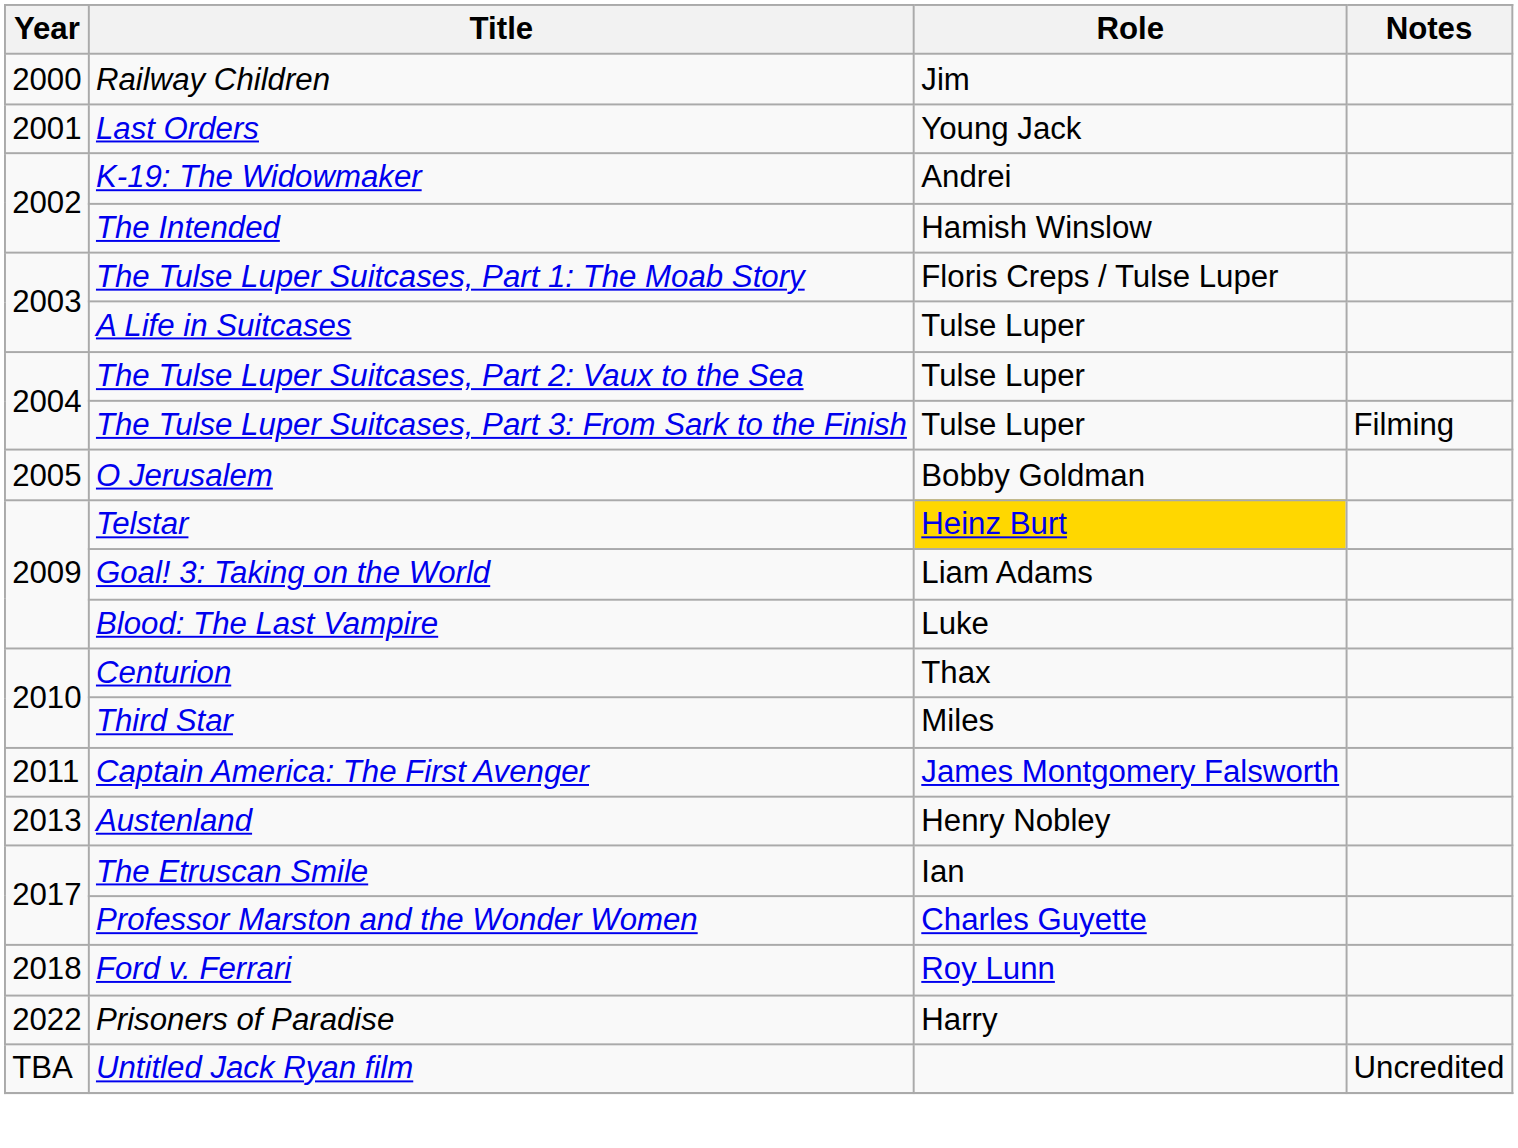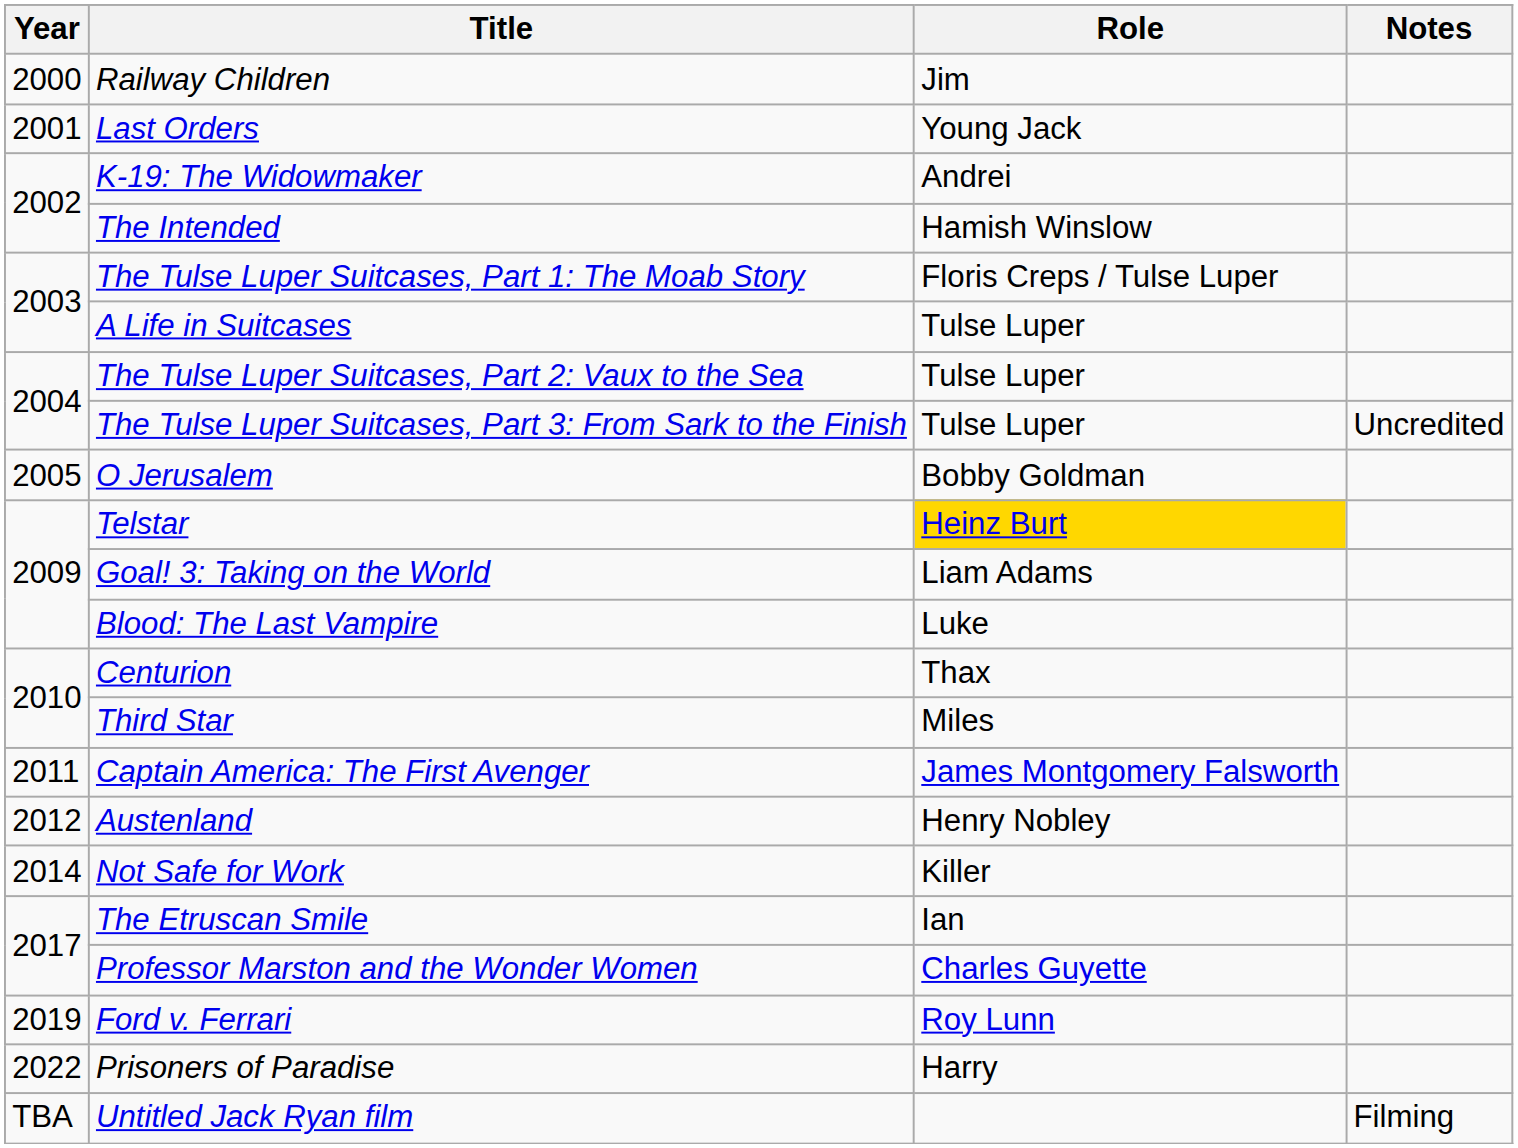(1404, 425) Filming -> (1429, 425) Uncredited
(47, 820) 2013 -> (47, 820) 2012
+ row: (220, 870)
(47, 969) 2018 -> (47, 1018) 2019
(1429, 1068) Uncredited -> (1404, 1117) Filming
